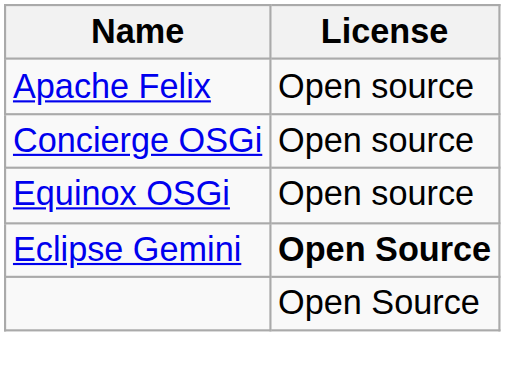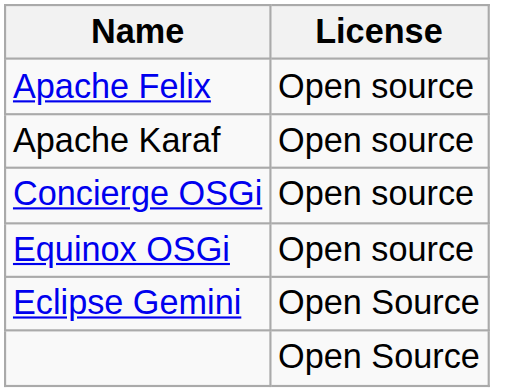+ row: (117, 140)
(385, 248) bold -> (379, 303) normal
